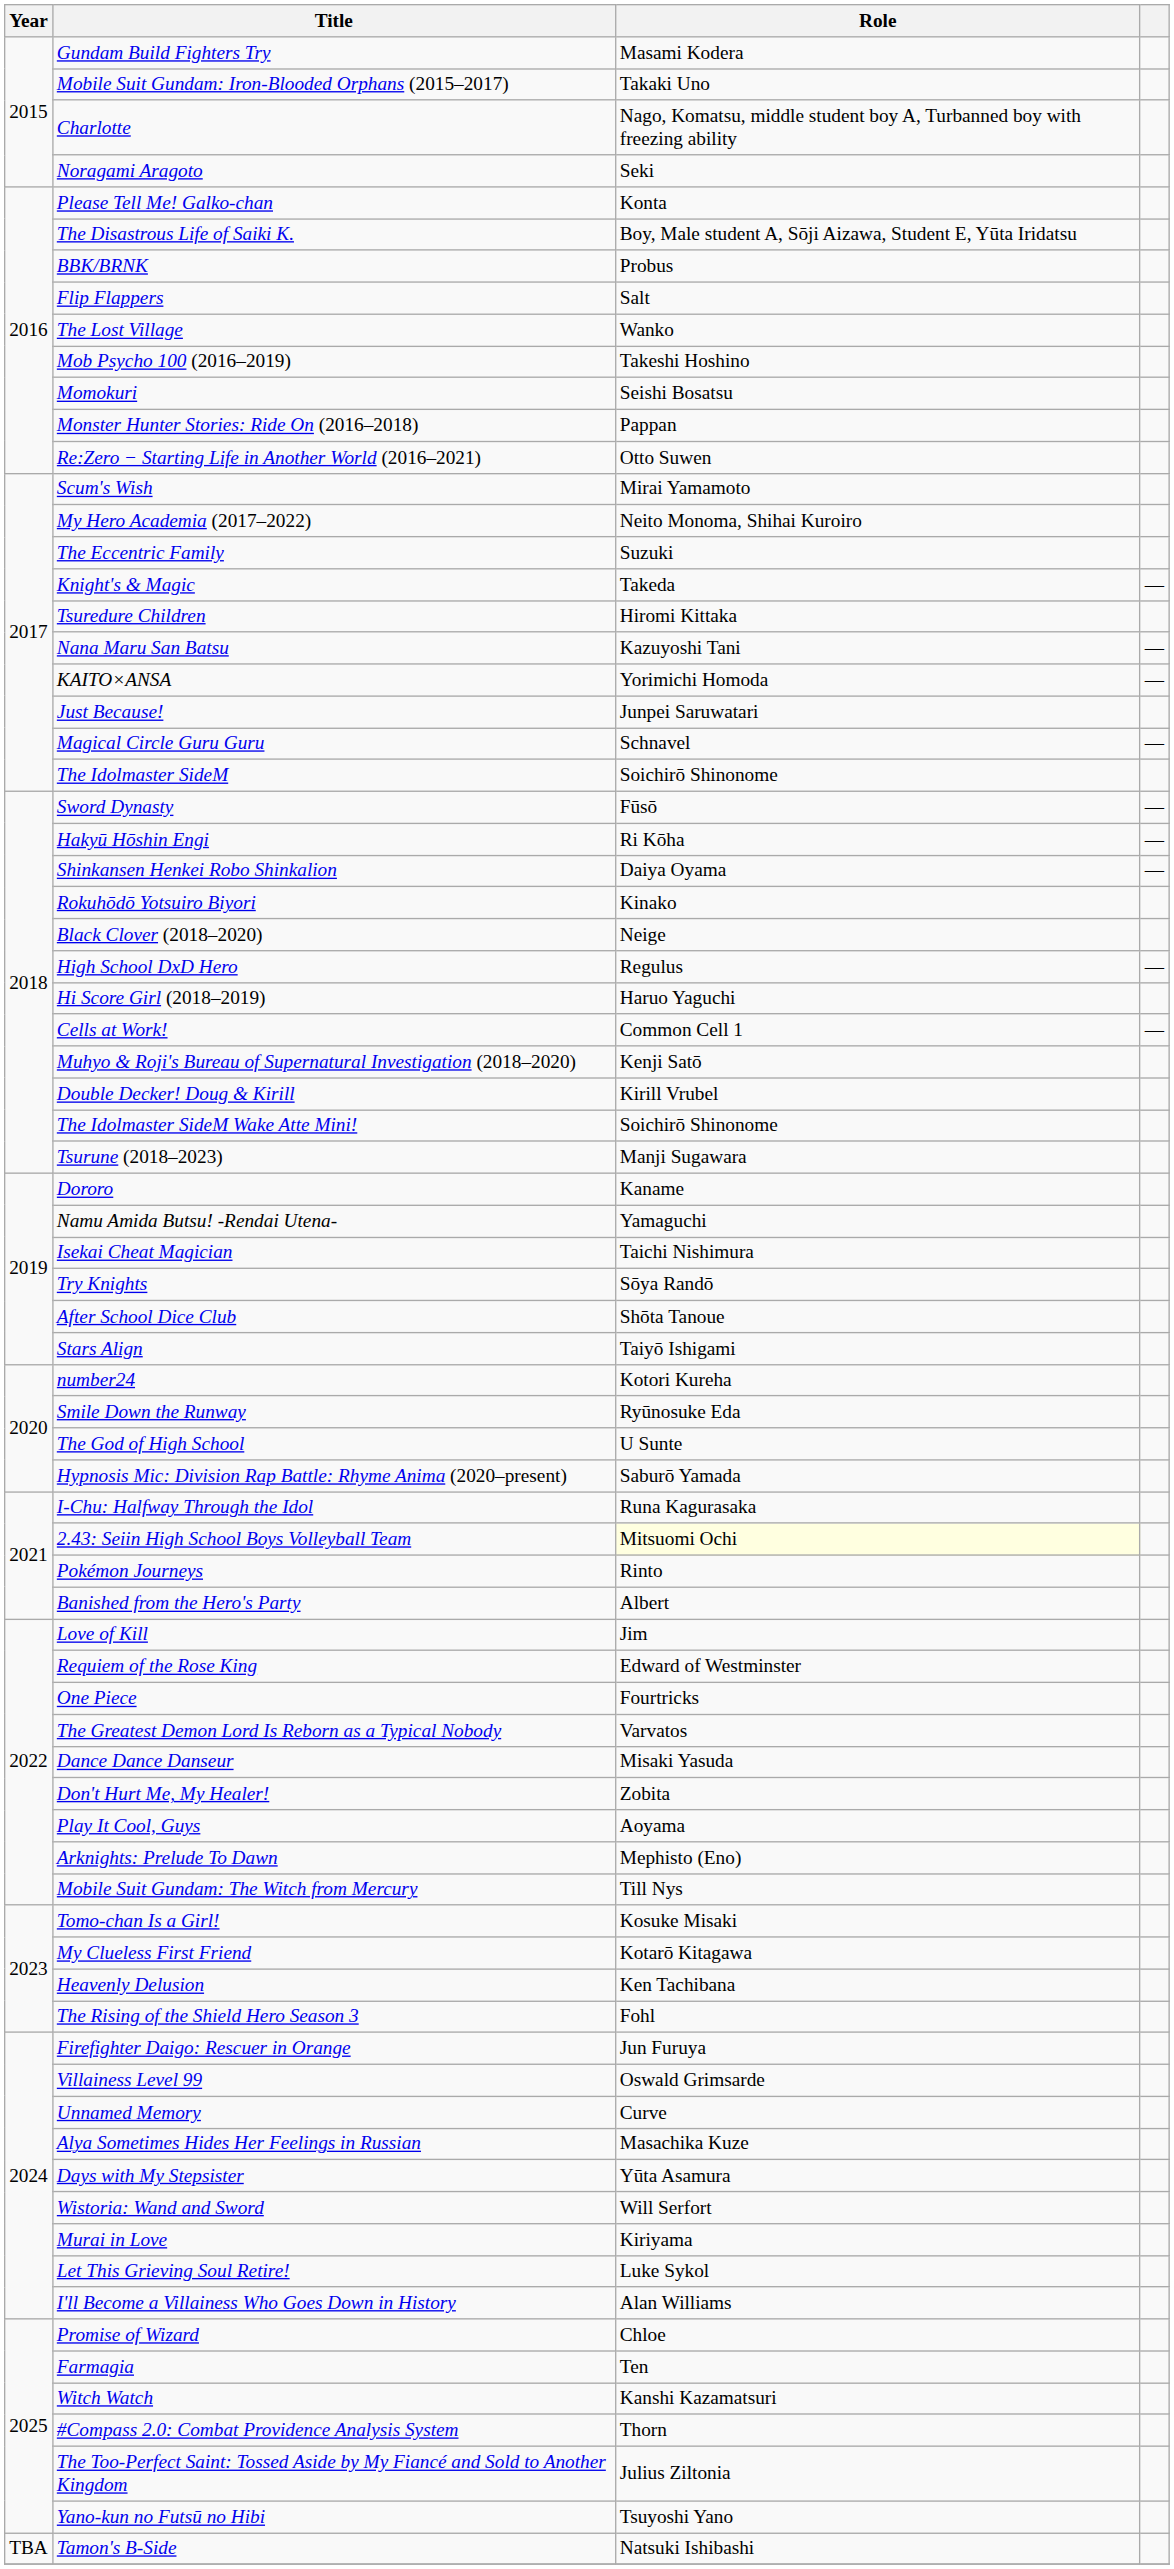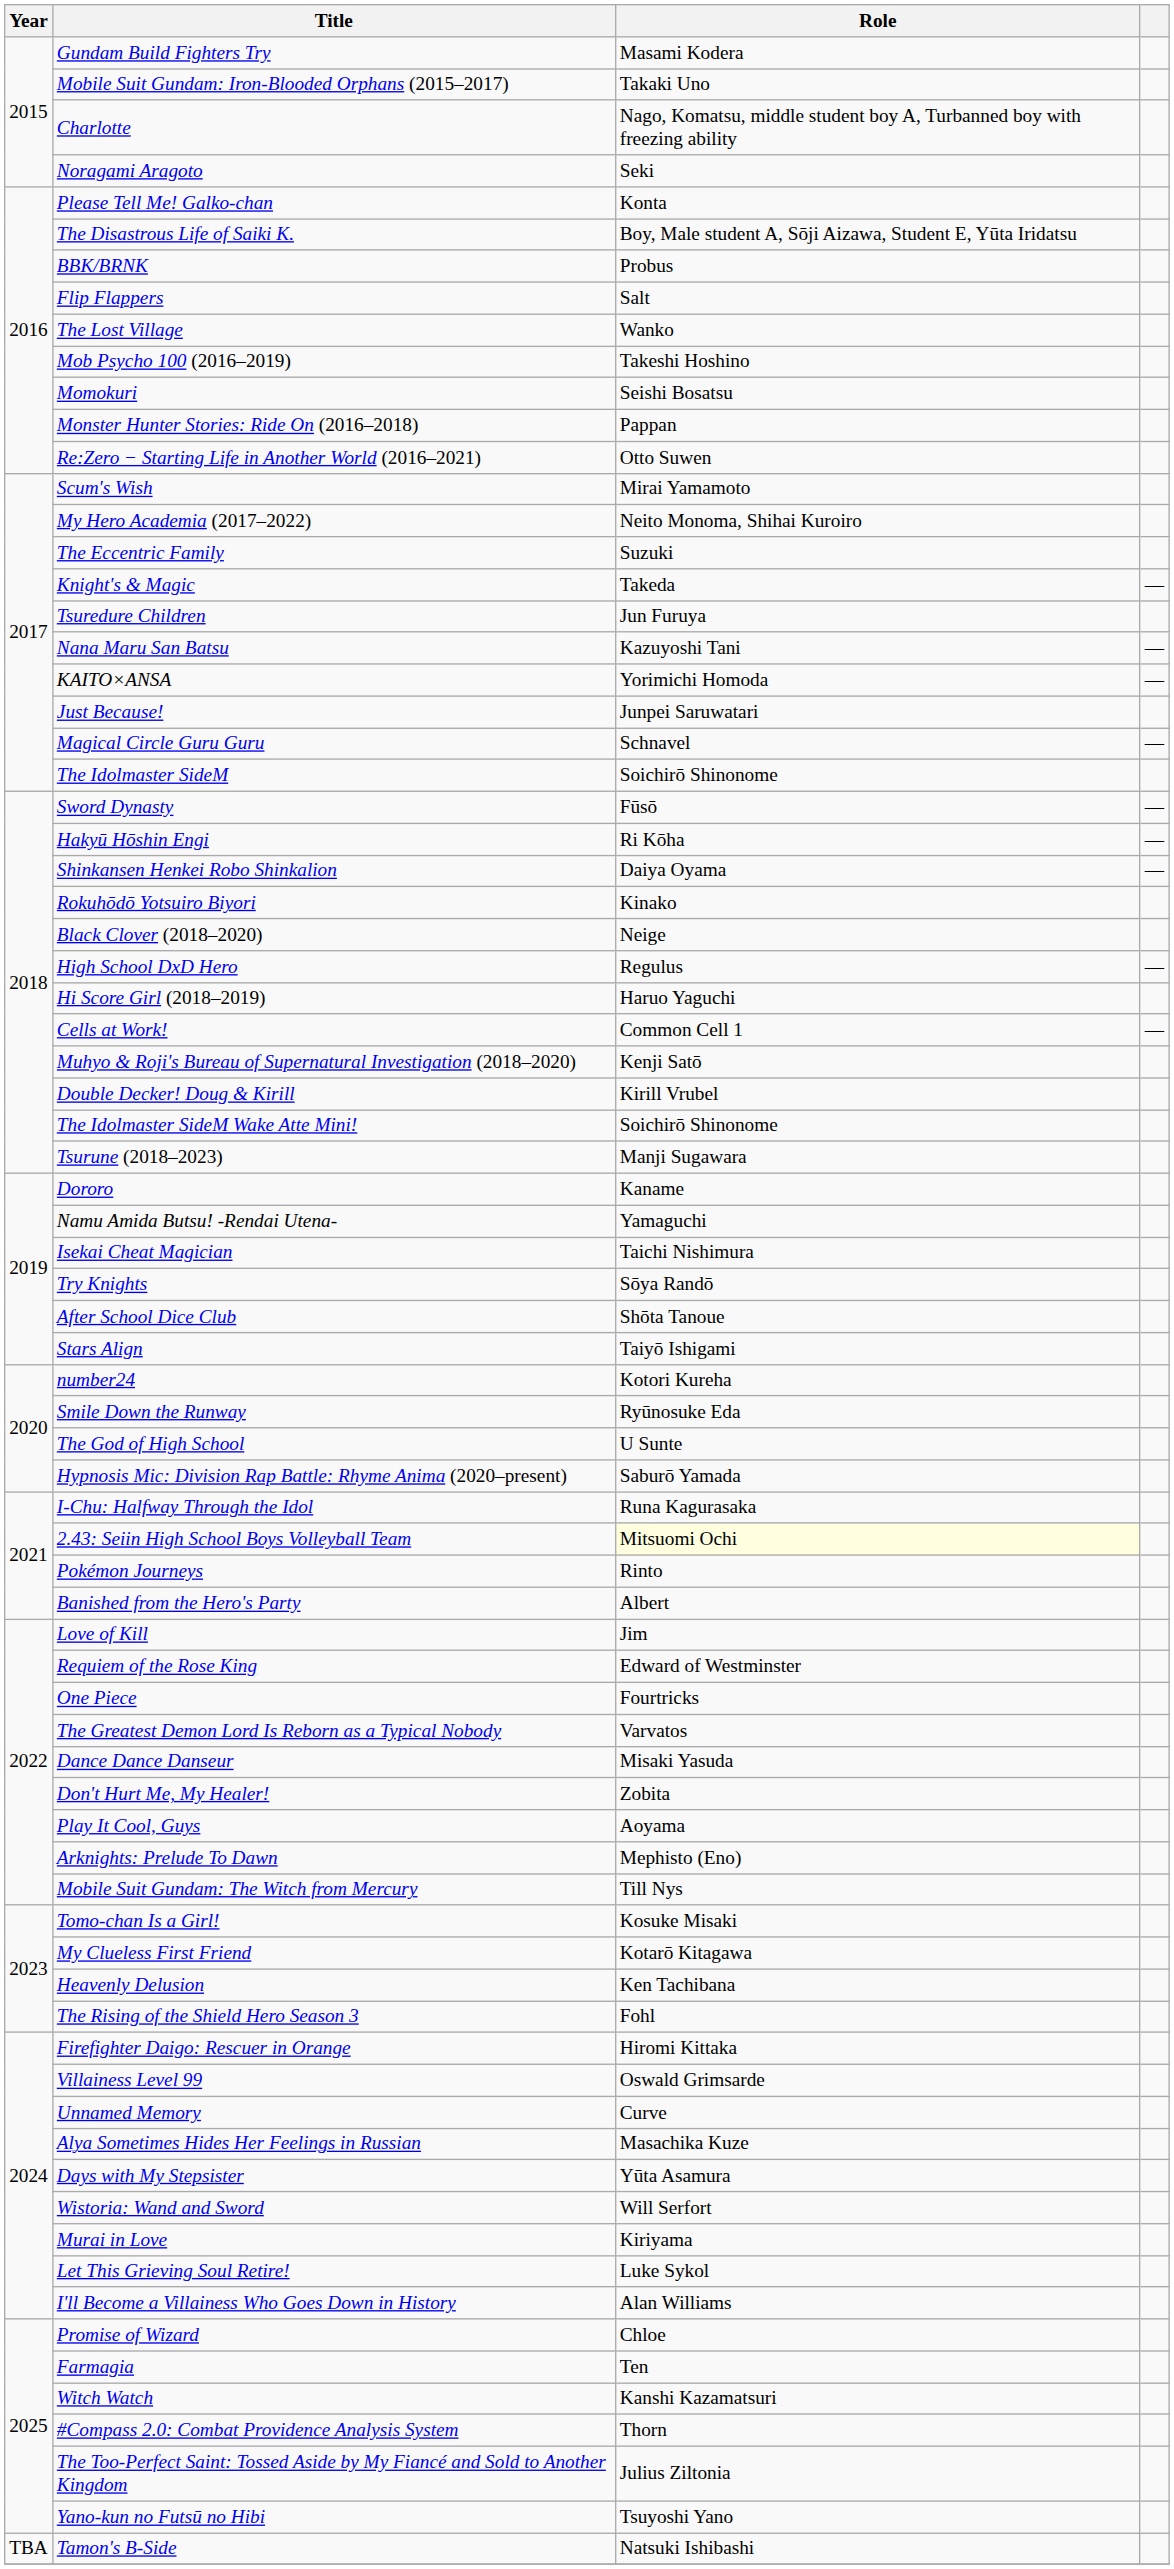(678, 616) Hiromi Kittaka -> (663, 616) Jun Furuya
(663, 2048) Jun Furuya -> (678, 2048) Hiromi Kittaka
